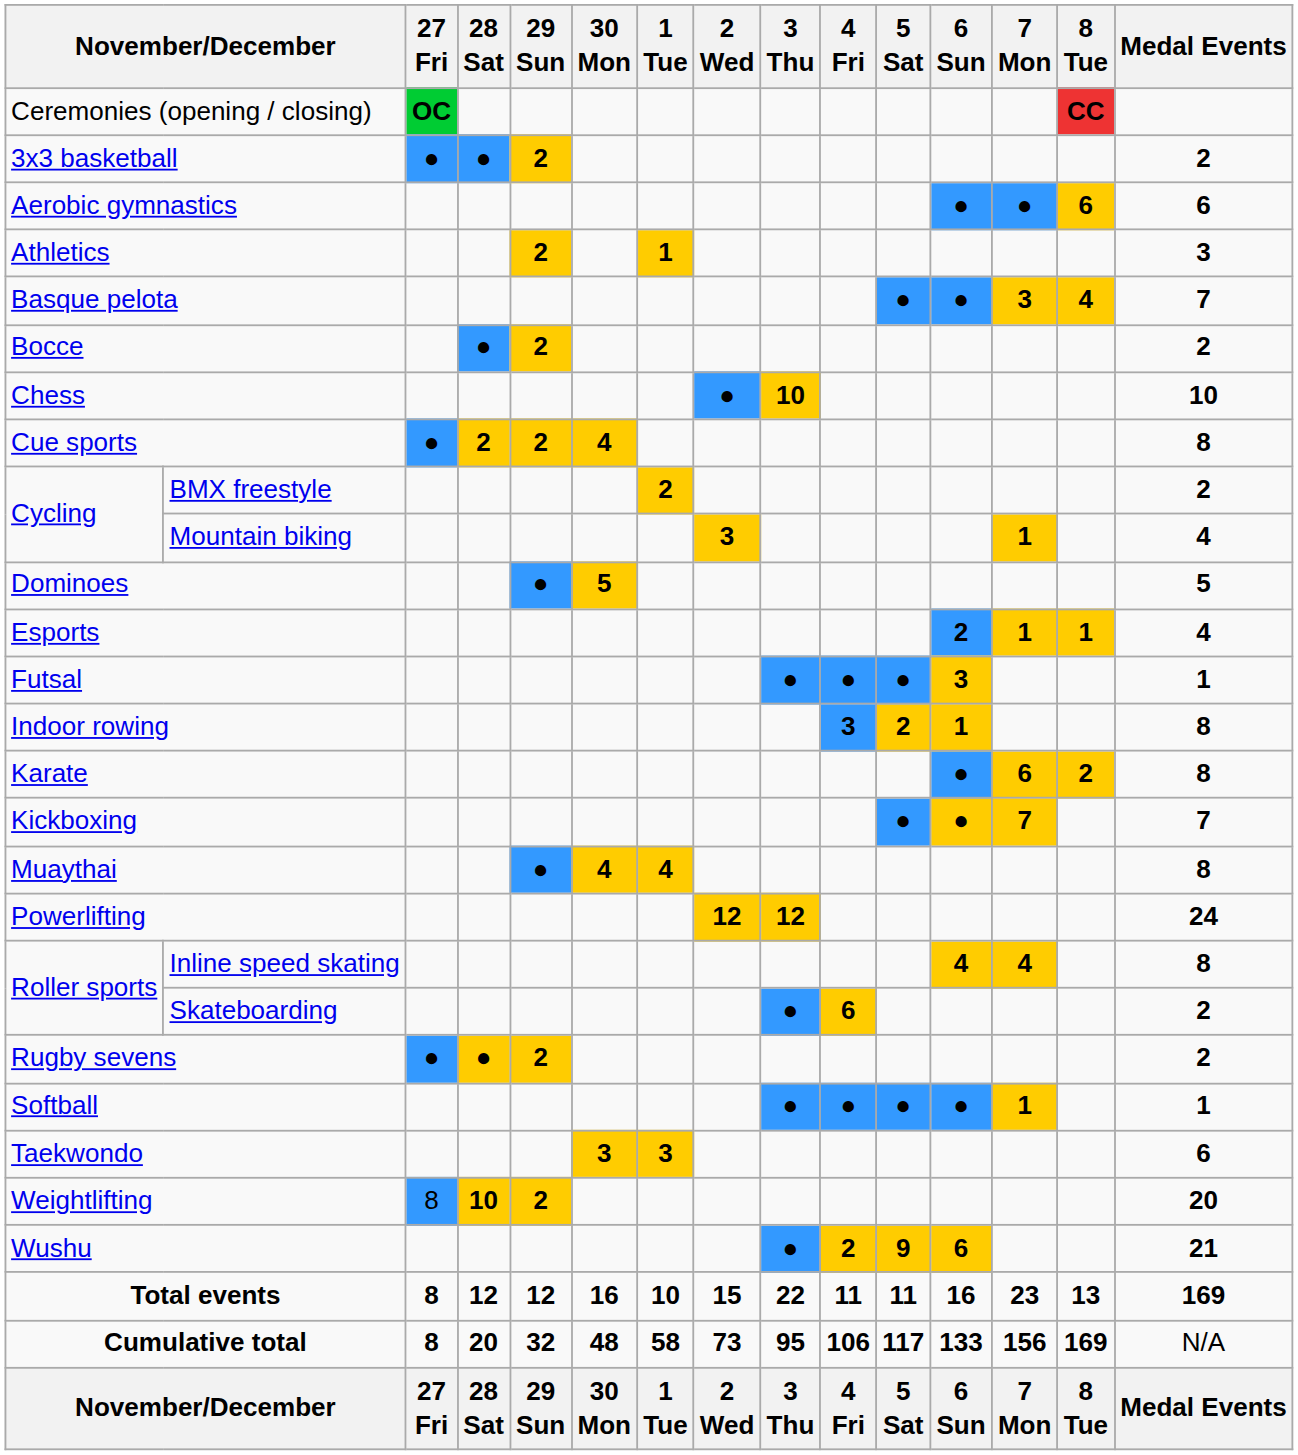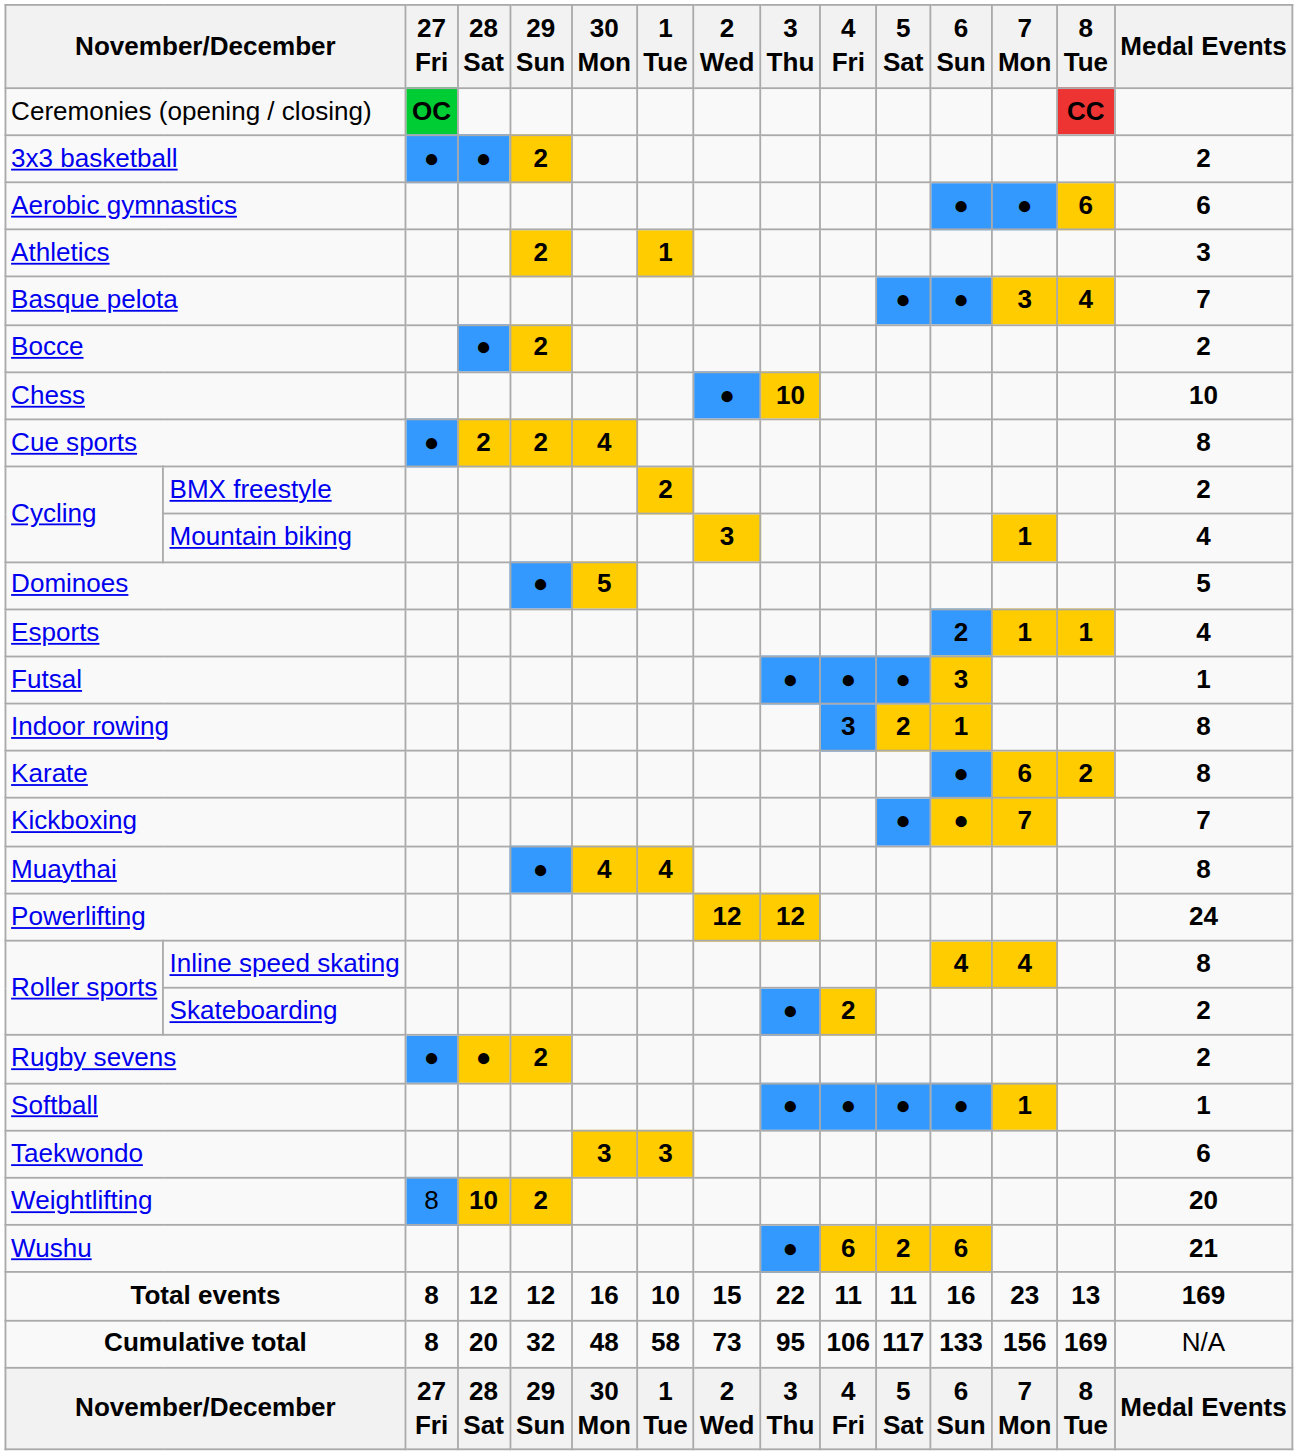(848, 1010) 6 -> (848, 1010) 2
(848, 1247) 2 -> (848, 1247) 6
(903, 1247) 9 -> (903, 1247) 2
